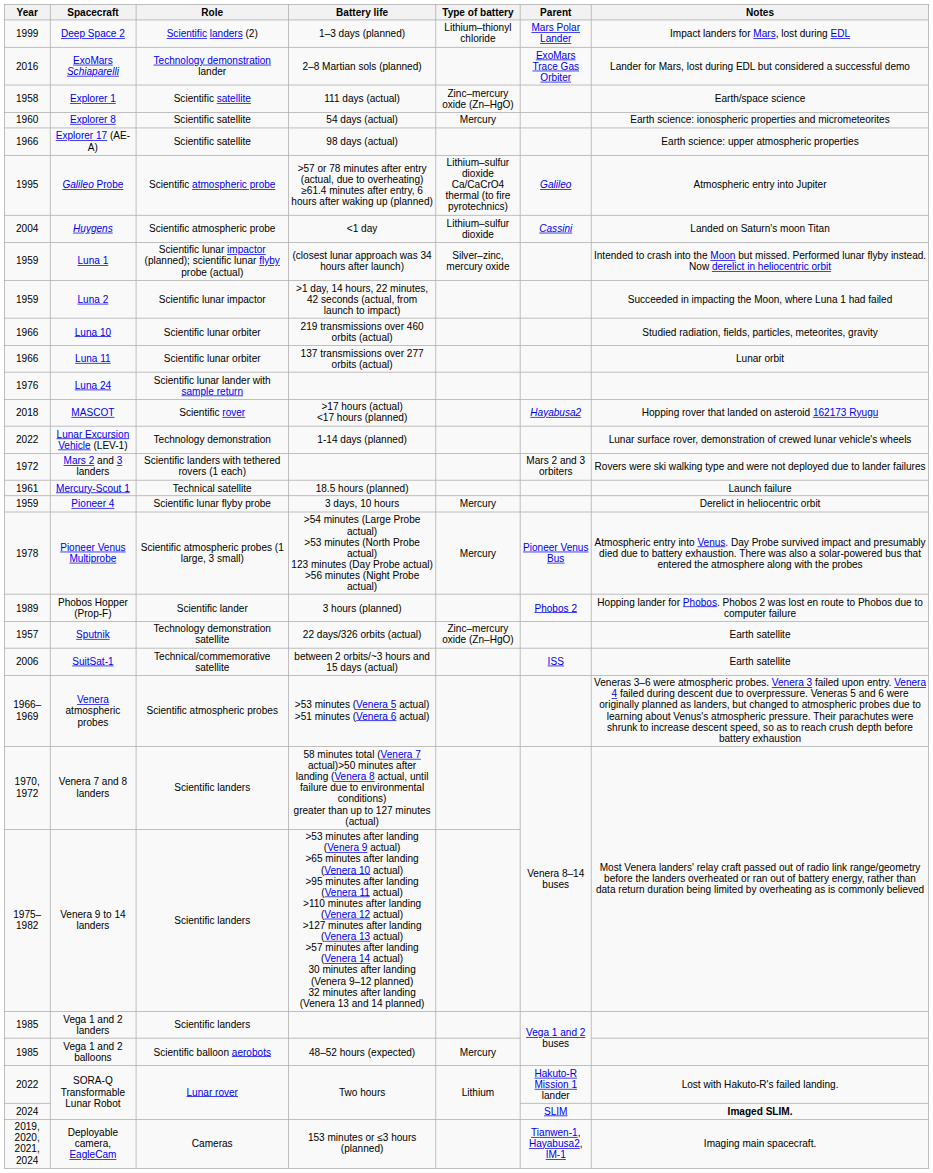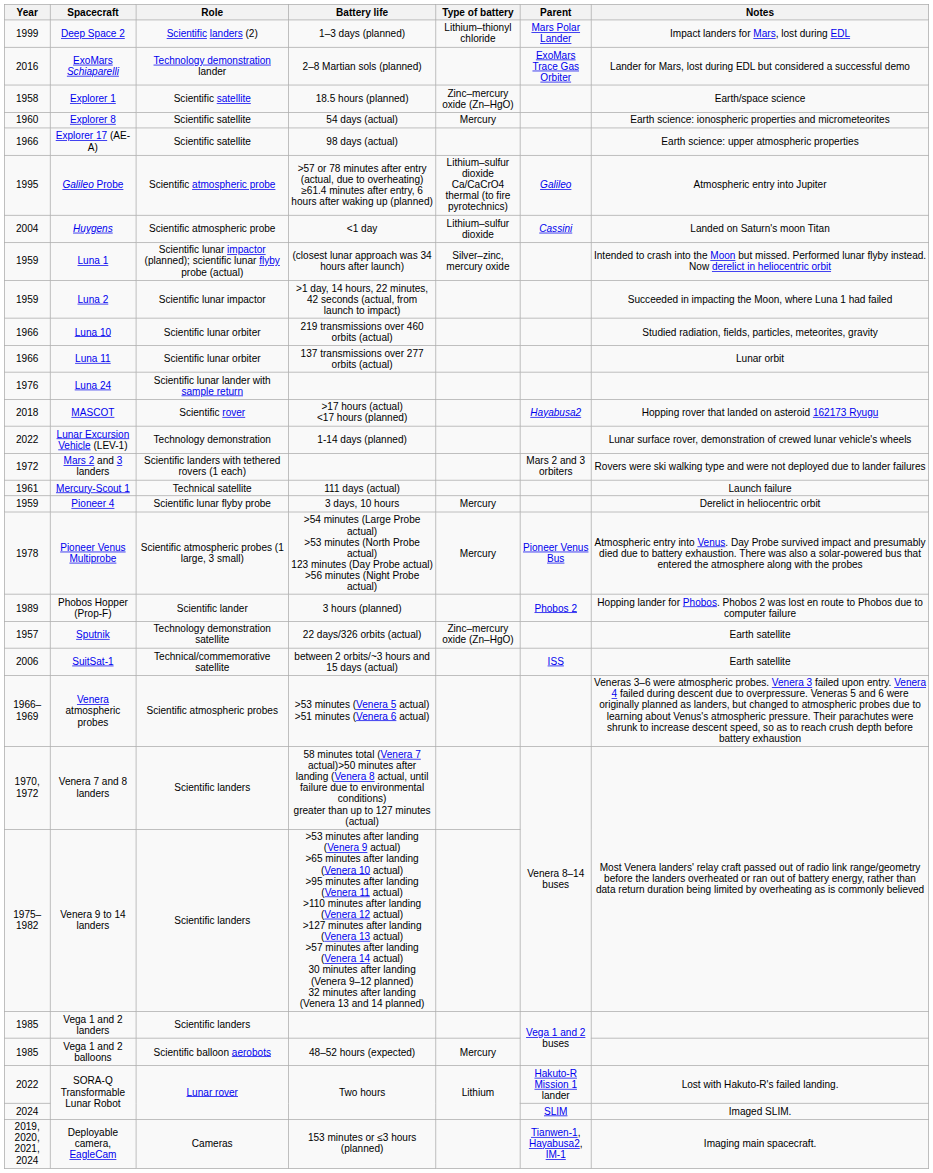(362, 98) 111 days (actual) -> (362, 98) 18.5 hours (planned)
(362, 488) 18.5 hours (planned) -> (362, 488) 111 days (actual)
(760, 1111) bold -> (760, 1111) normal
